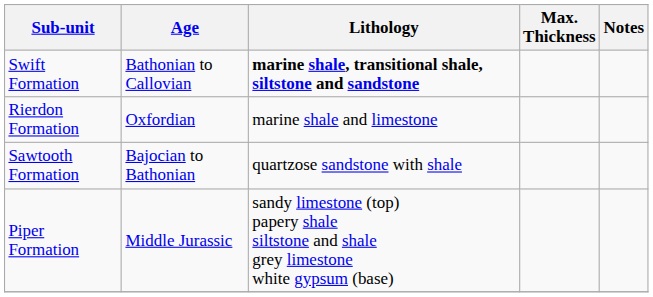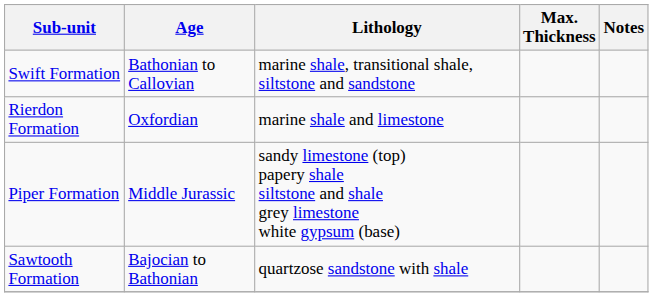(368, 73) bold -> (366, 73) normal
rows swapped: (44, 165) <-> (44, 240)
